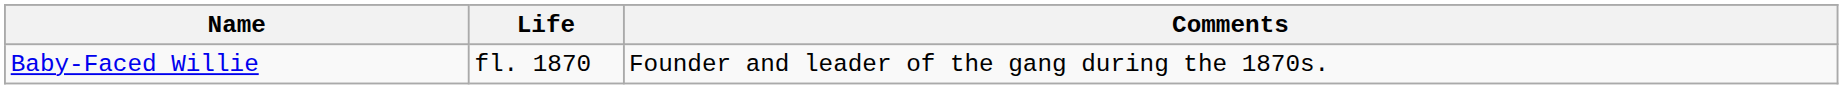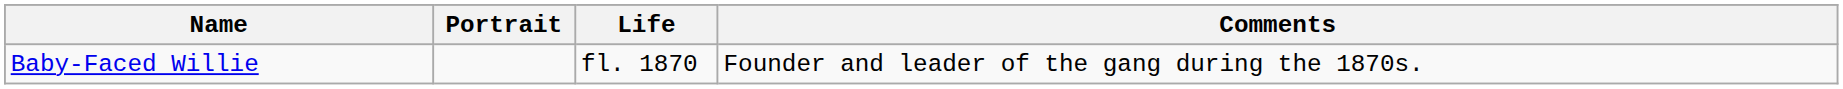+ column: (504, 25)
